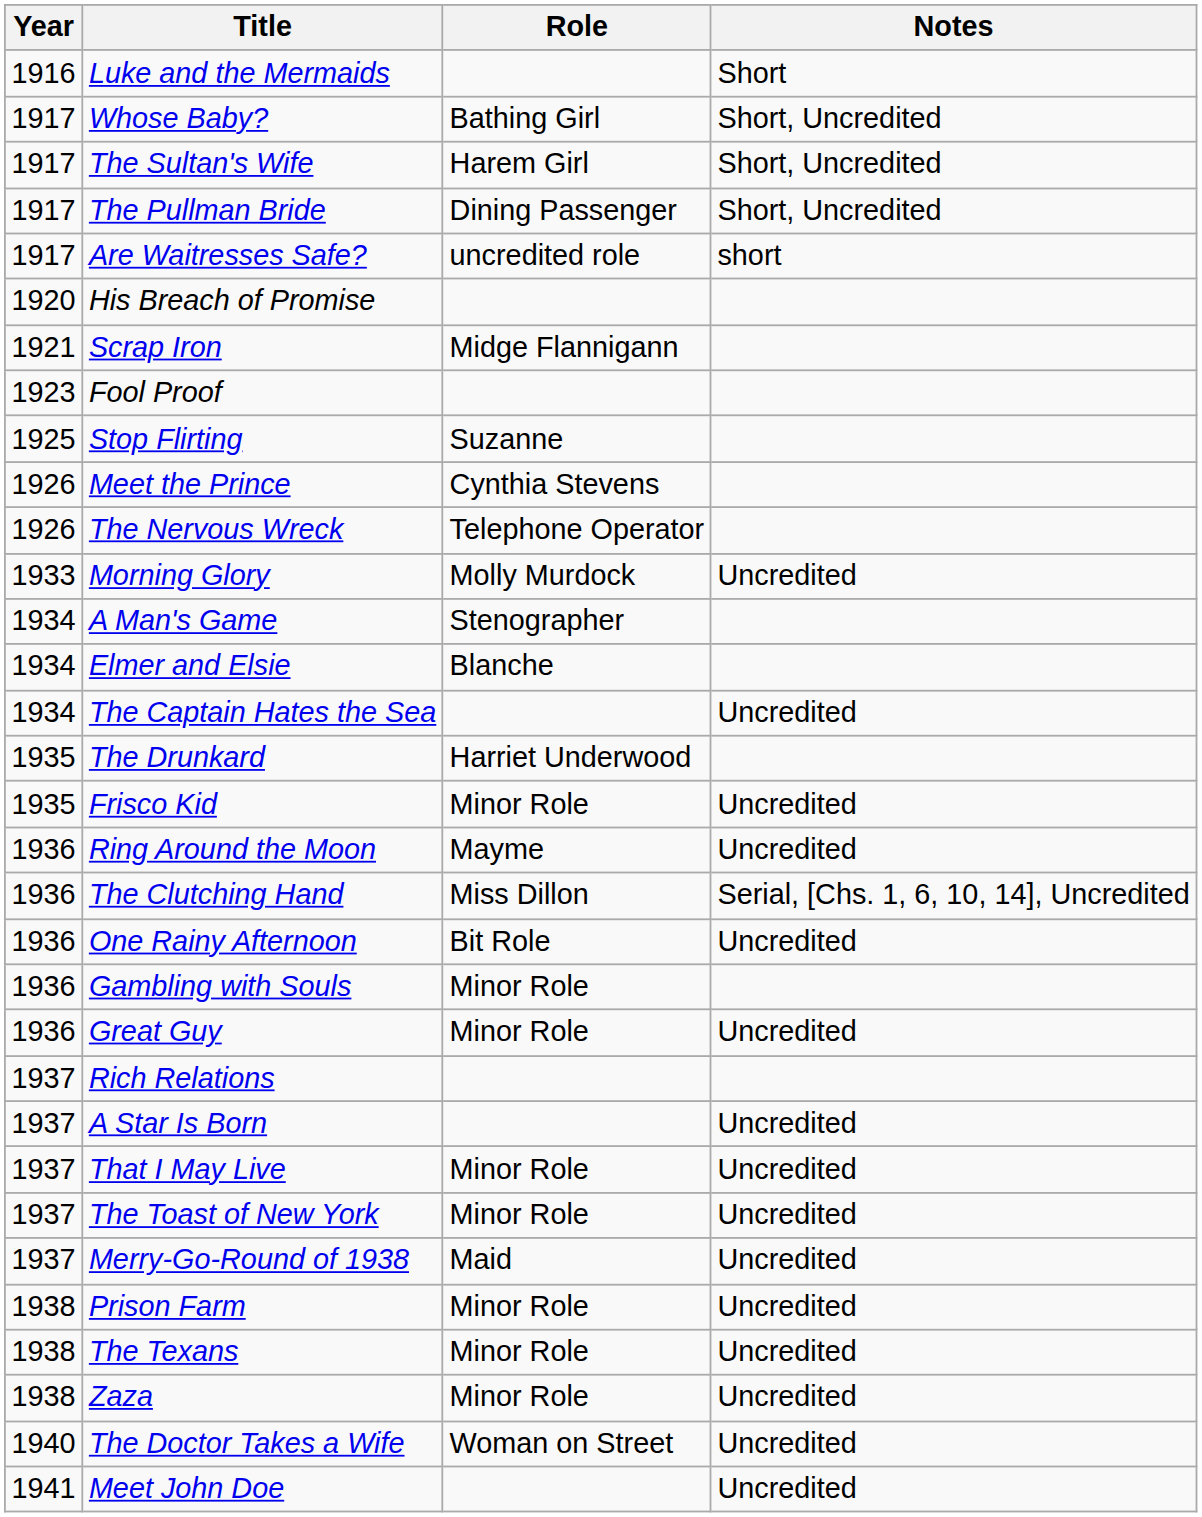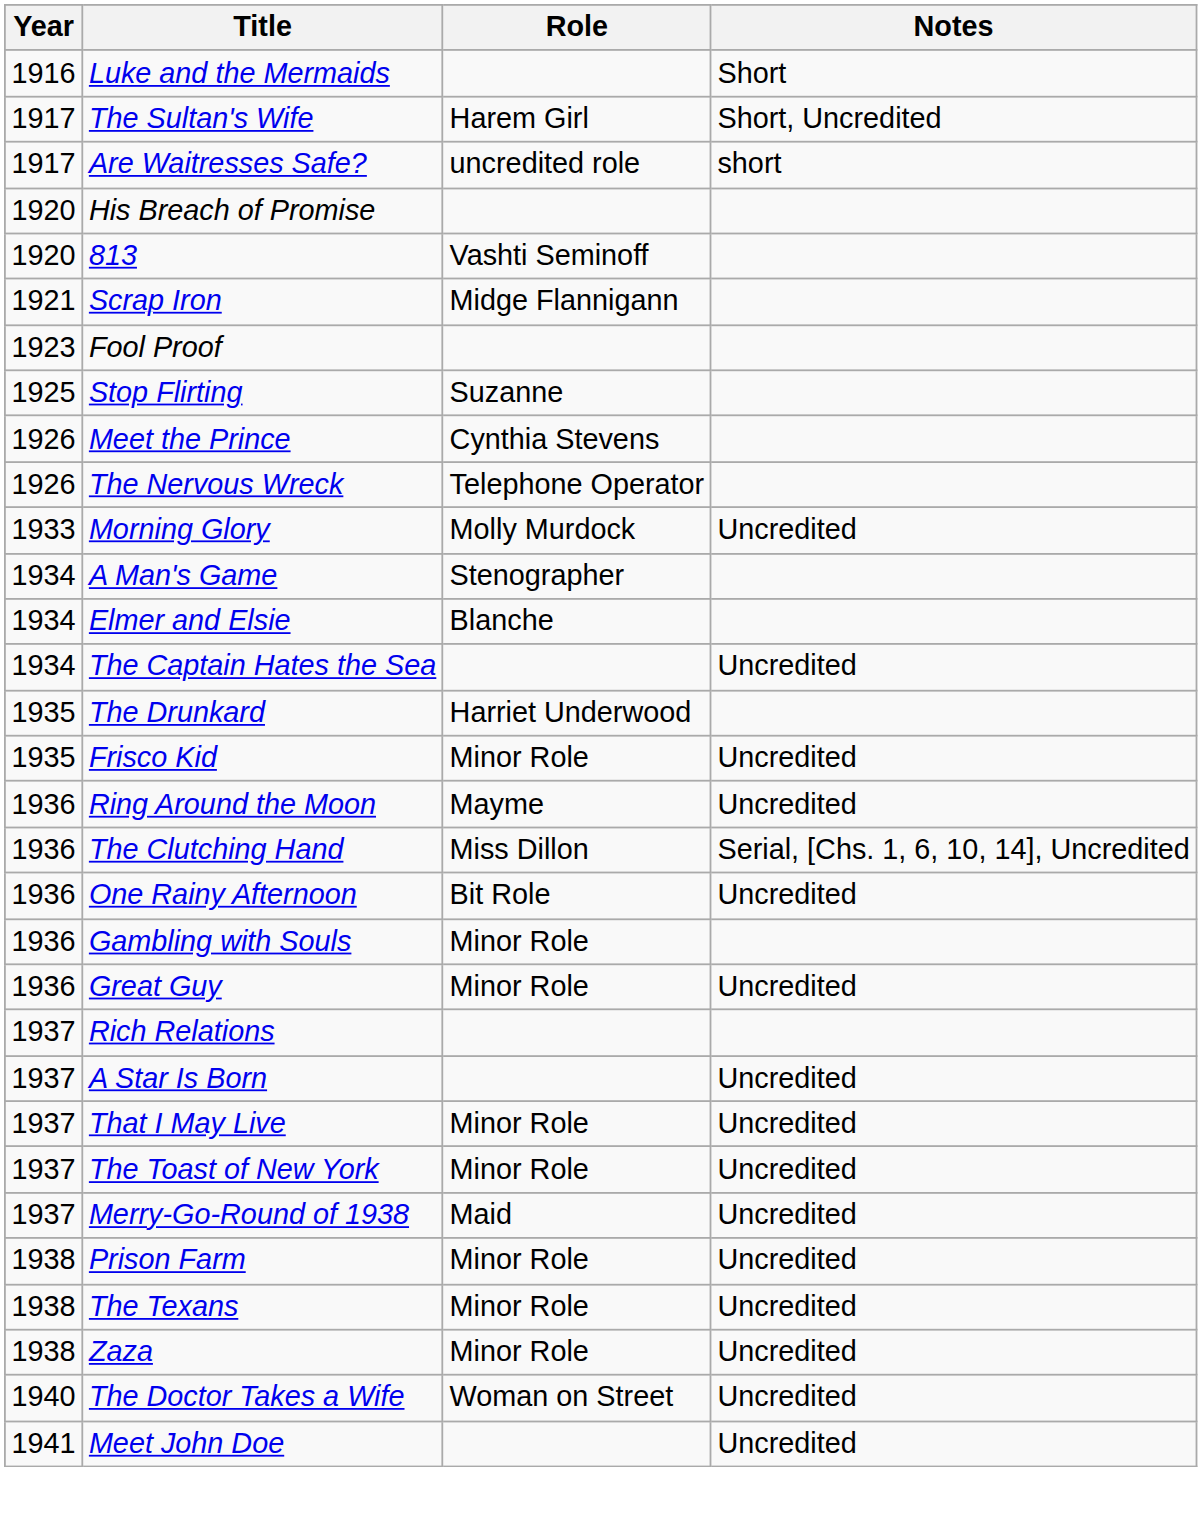- row: (179, 118)
- row: (207, 210)
+ row: (113, 255)
